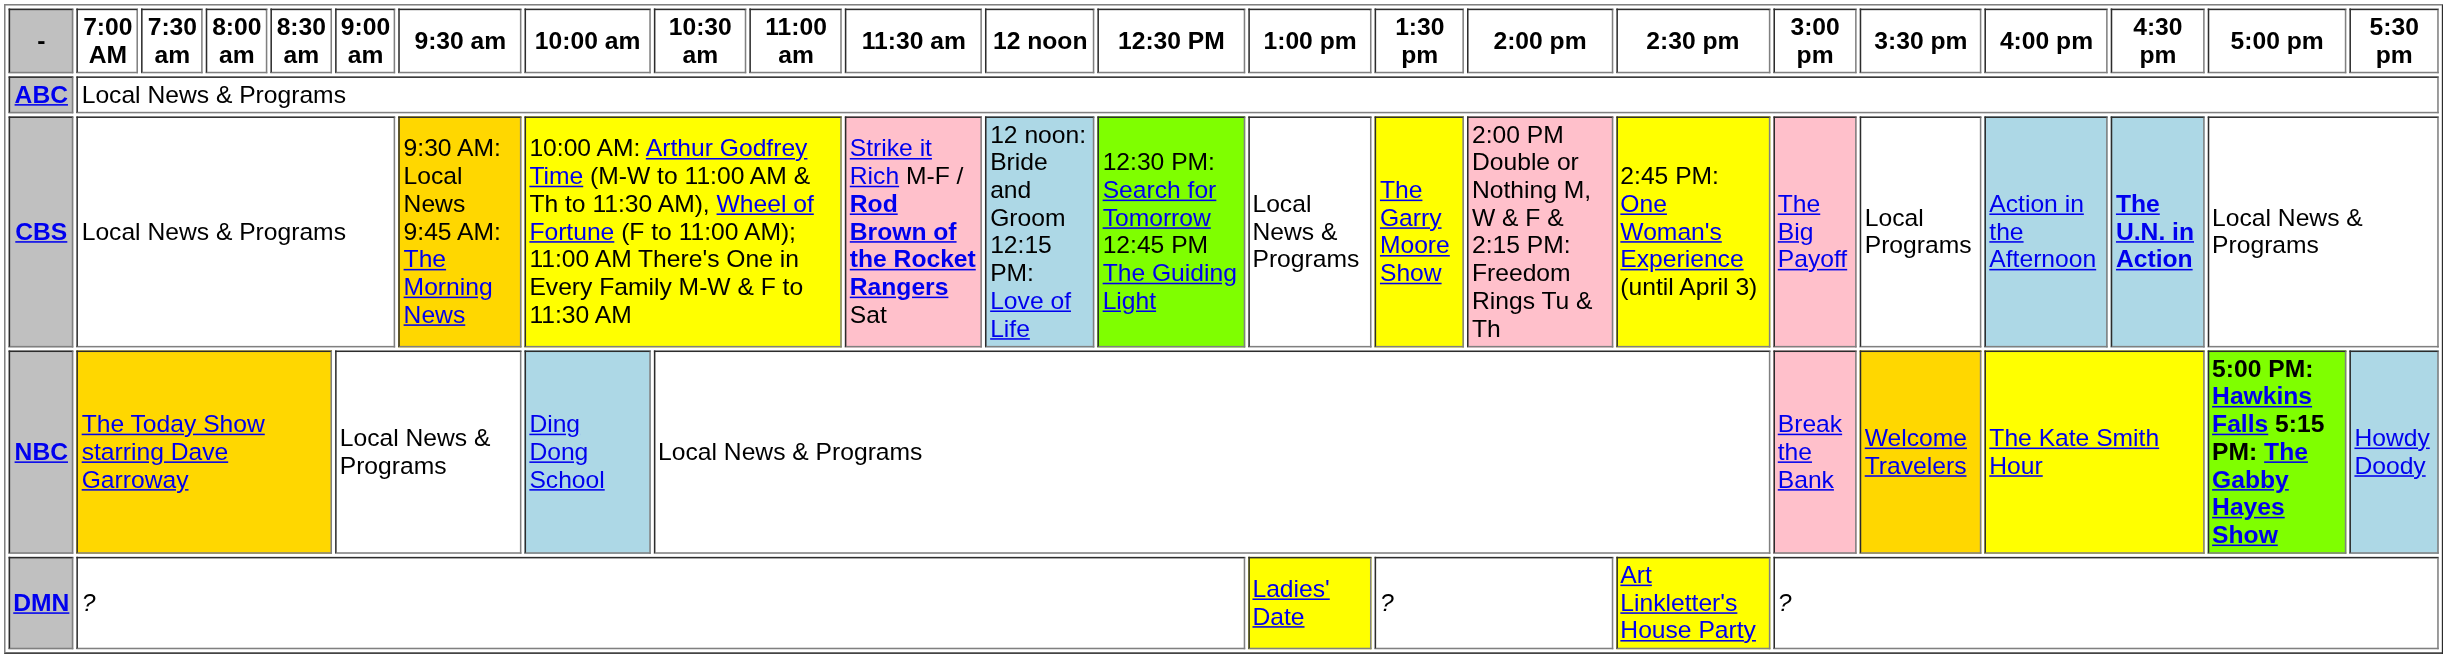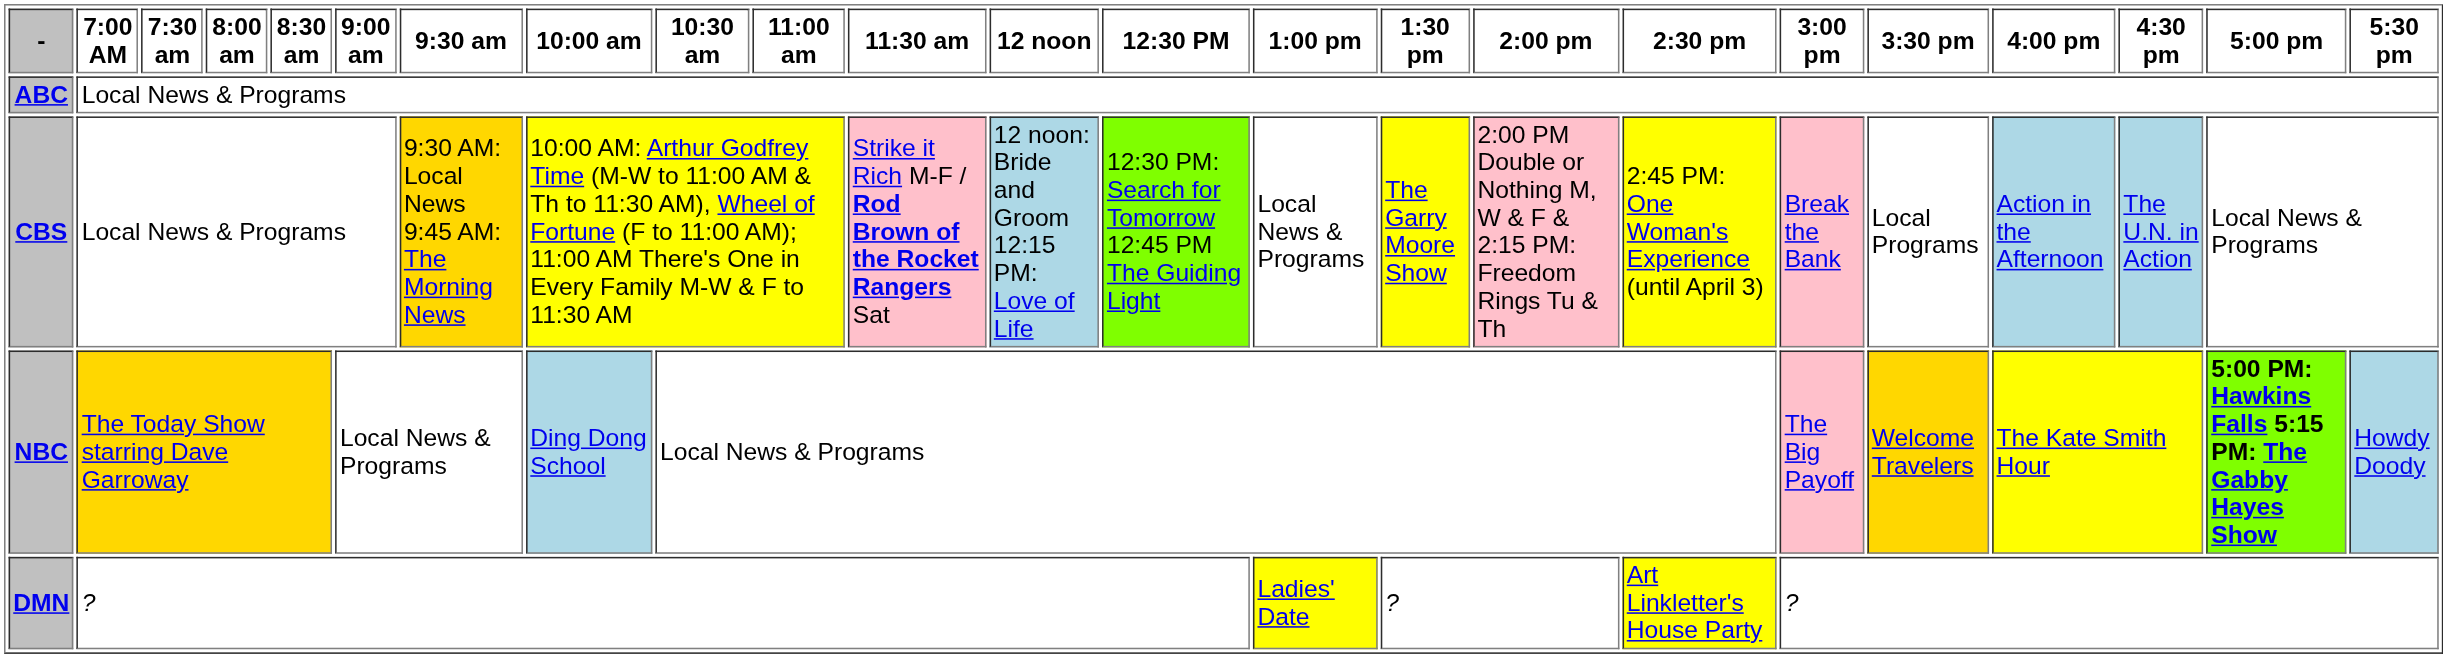(1812, 231) The Big Payoff -> (1817, 231) Break the Bank
(2155, 231) bold -> (2161, 231) normal
(1810, 451) Break the Bank -> (1819, 451) The Big Payoff
